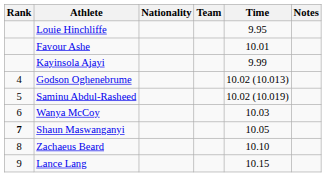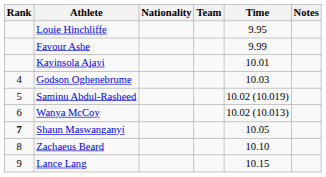(257, 46) 10.01 -> (257, 46) 9.99
(257, 63) 9.99 -> (257, 63) 10.01
(257, 79) 10.02 (10.013) -> (257, 79) 10.03
(257, 113) 10.03 -> (257, 113) 10.02 (10.013)
